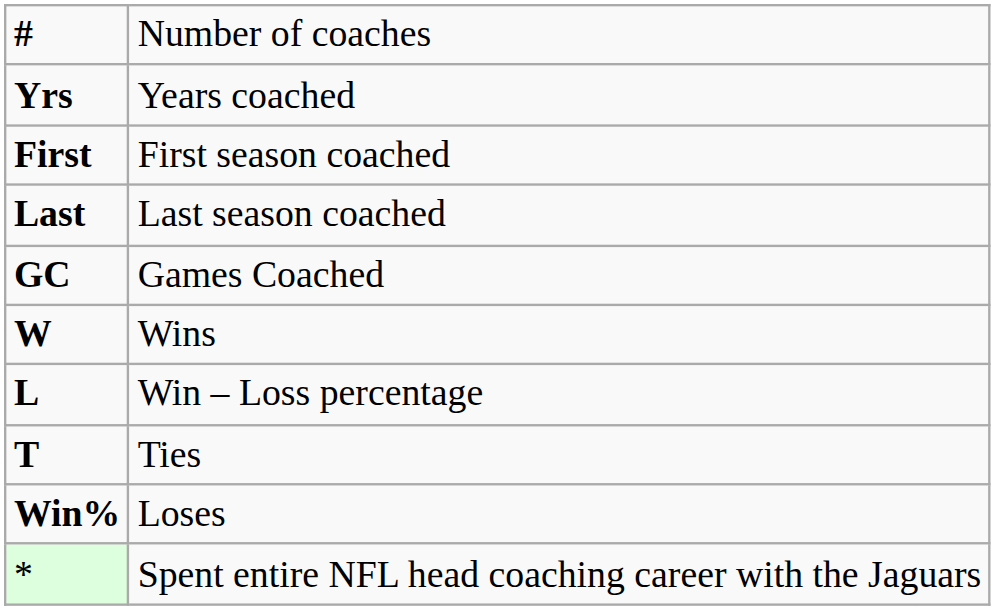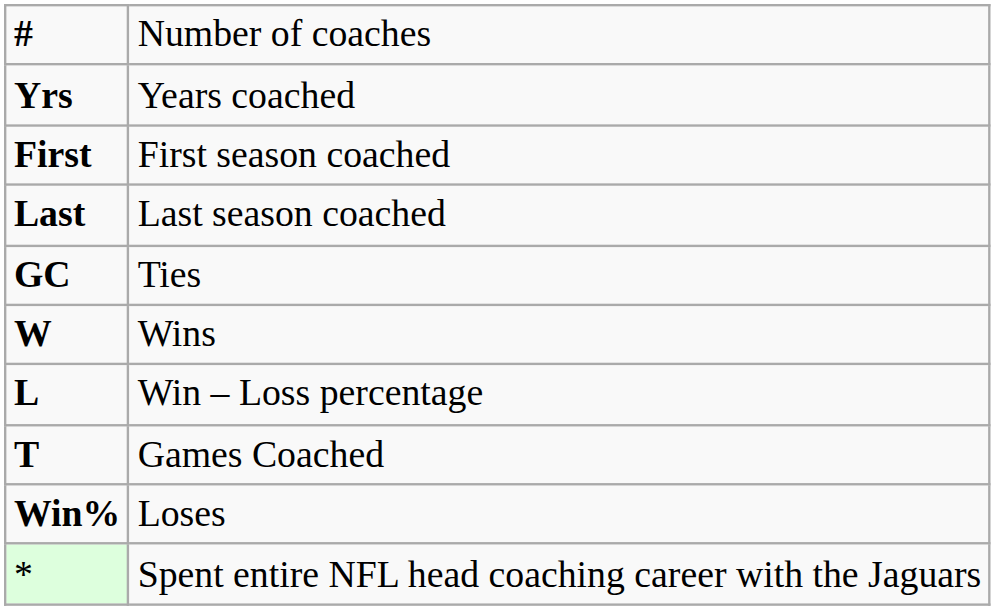(261, 273) Games Coached -> (169, 273) Ties
(169, 453) Ties -> (261, 453) Games Coached
